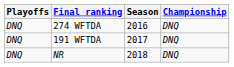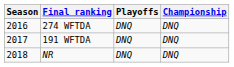columns swapped: (143, 12) <-> (28, 12)
